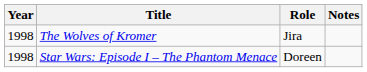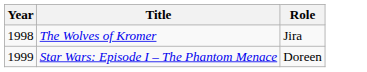- column: (344, 14)
(21, 56) 1998 -> (21, 56) 1999
